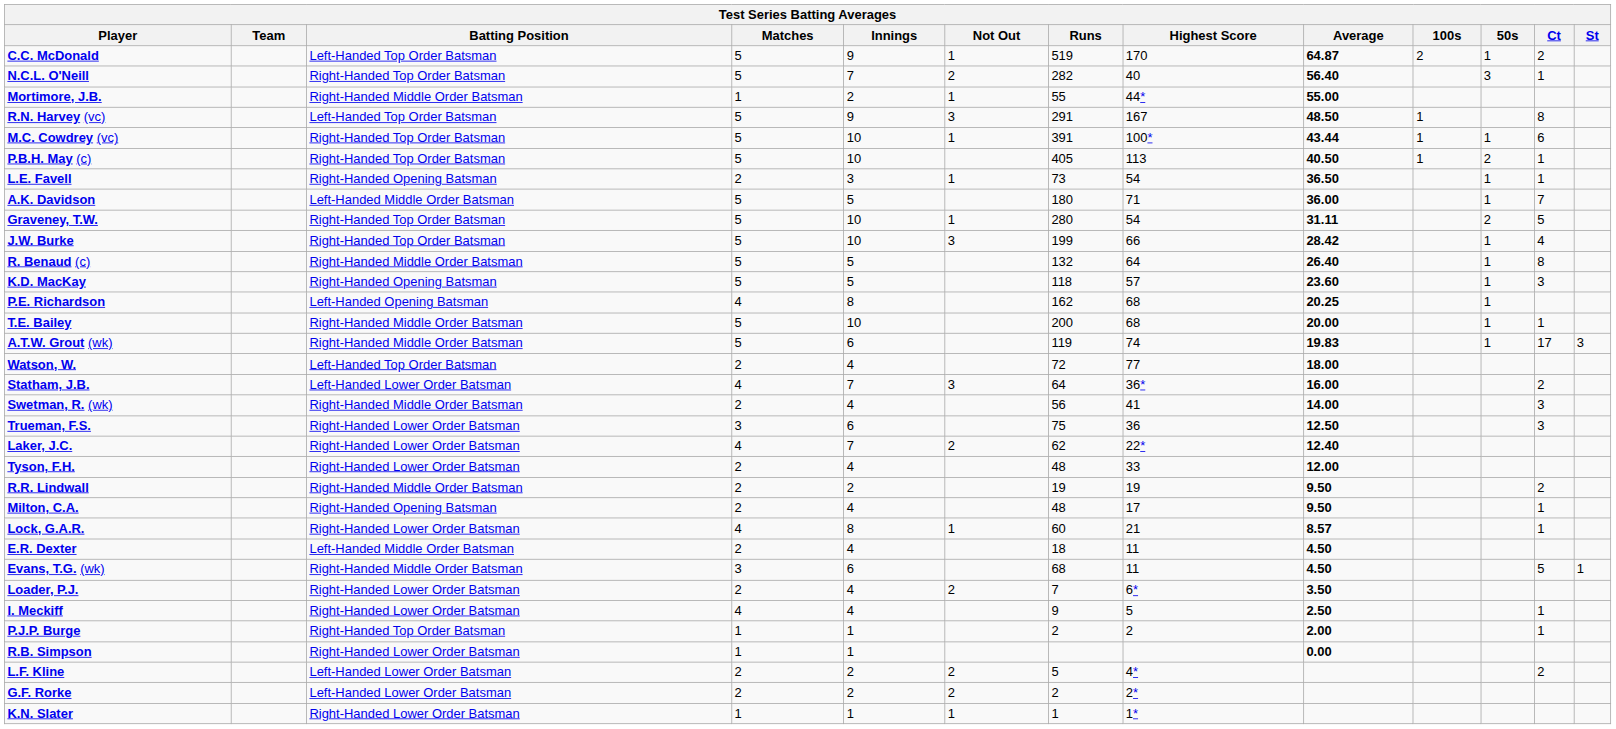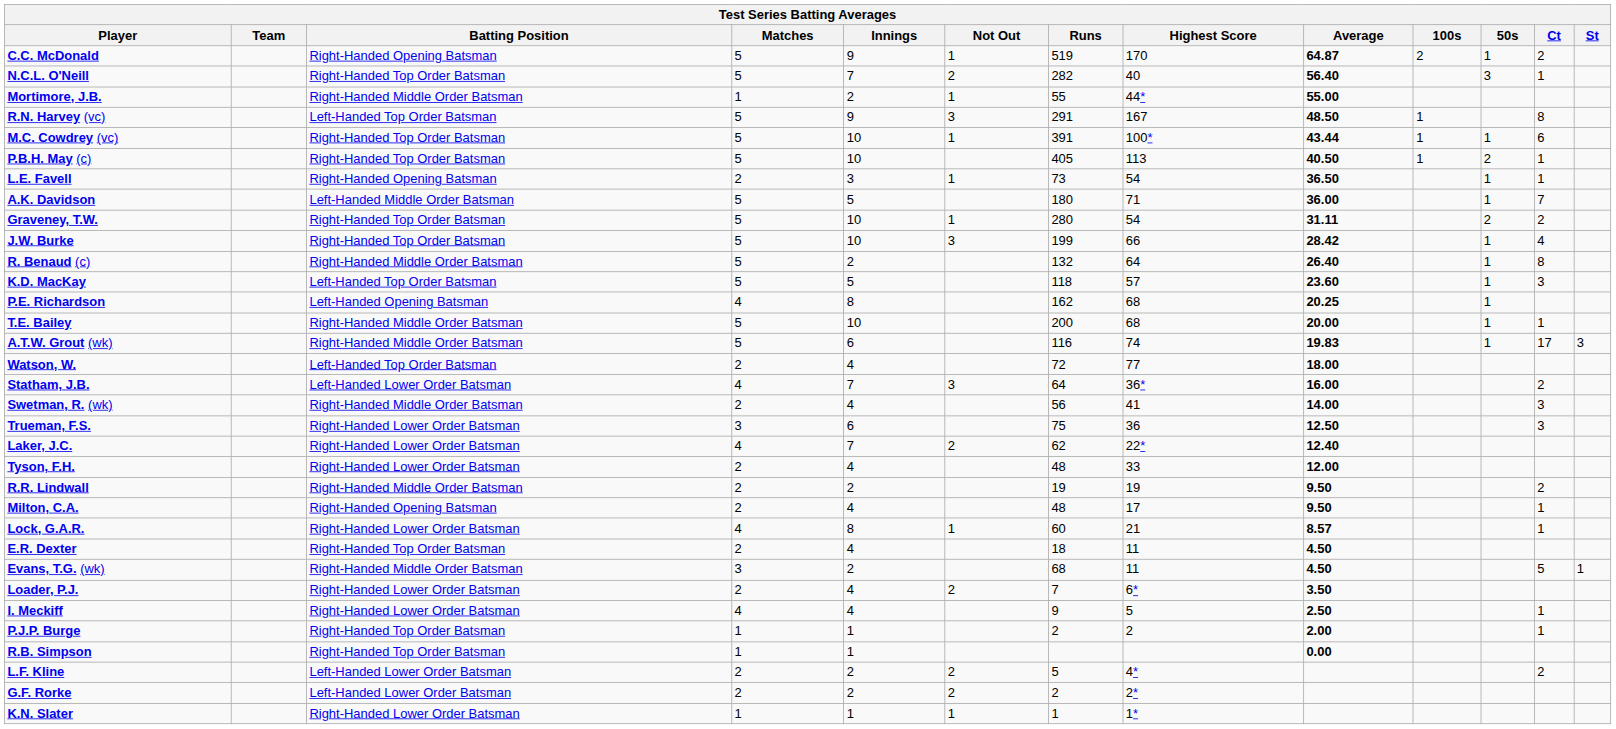(403, 55) Left-Handed Top Order Batsman -> (403, 55) Right-Handed Opening Batsman
(1541, 220) 5 -> (1541, 220) 2
(850, 261) 5 -> (850, 261) 2
(403, 281) Right-Handed Opening Batsman -> (403, 281) Left-Handed Top Order Batsman
(1062, 343) 119 -> (1062, 343) 116
(412, 549) Left-Handed Middle Order Batsman -> (407, 549) Right-Handed Top Order Batsman
(850, 569) 6 -> (850, 569) 2
(415, 651) Right-Handed Lower Order Batsman -> (407, 651) Right-Handed Top Order Batsman
